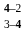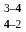rows swapped: (13, 24) <-> (13, 8)
